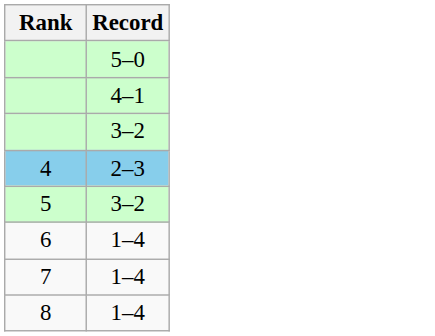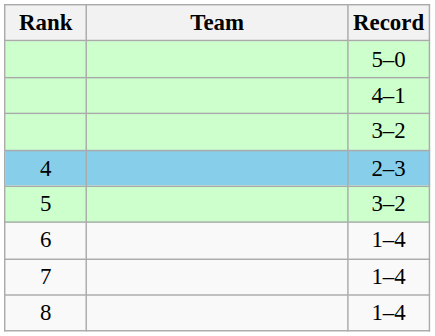+ column: (217, 22)
